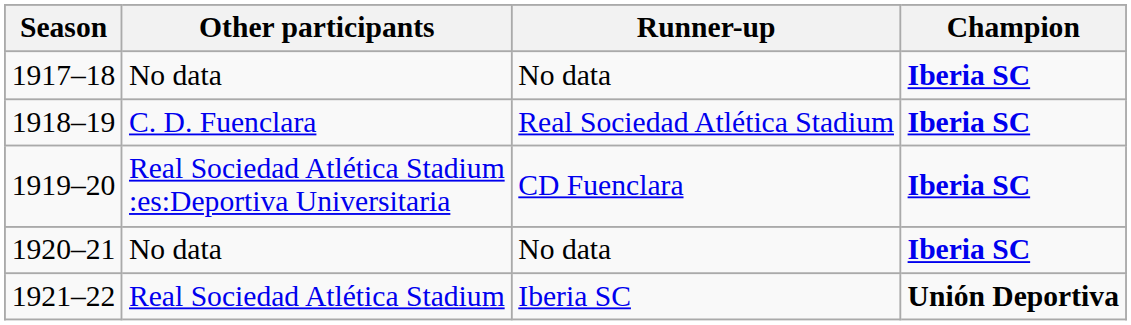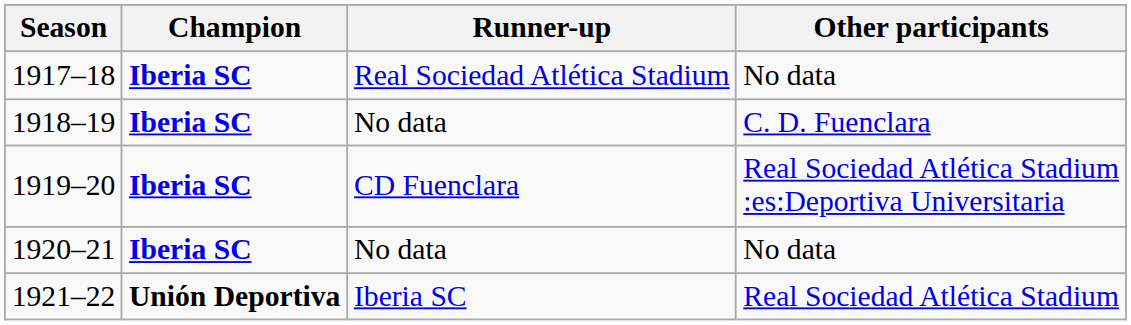columns swapped: (1013, 27) <-> (317, 27)
(565, 74) No data -> (542, 74) Real Sociedad Atlética Stadium
(706, 121) Real Sociedad Atlética Stadium -> (400, 121) No data
